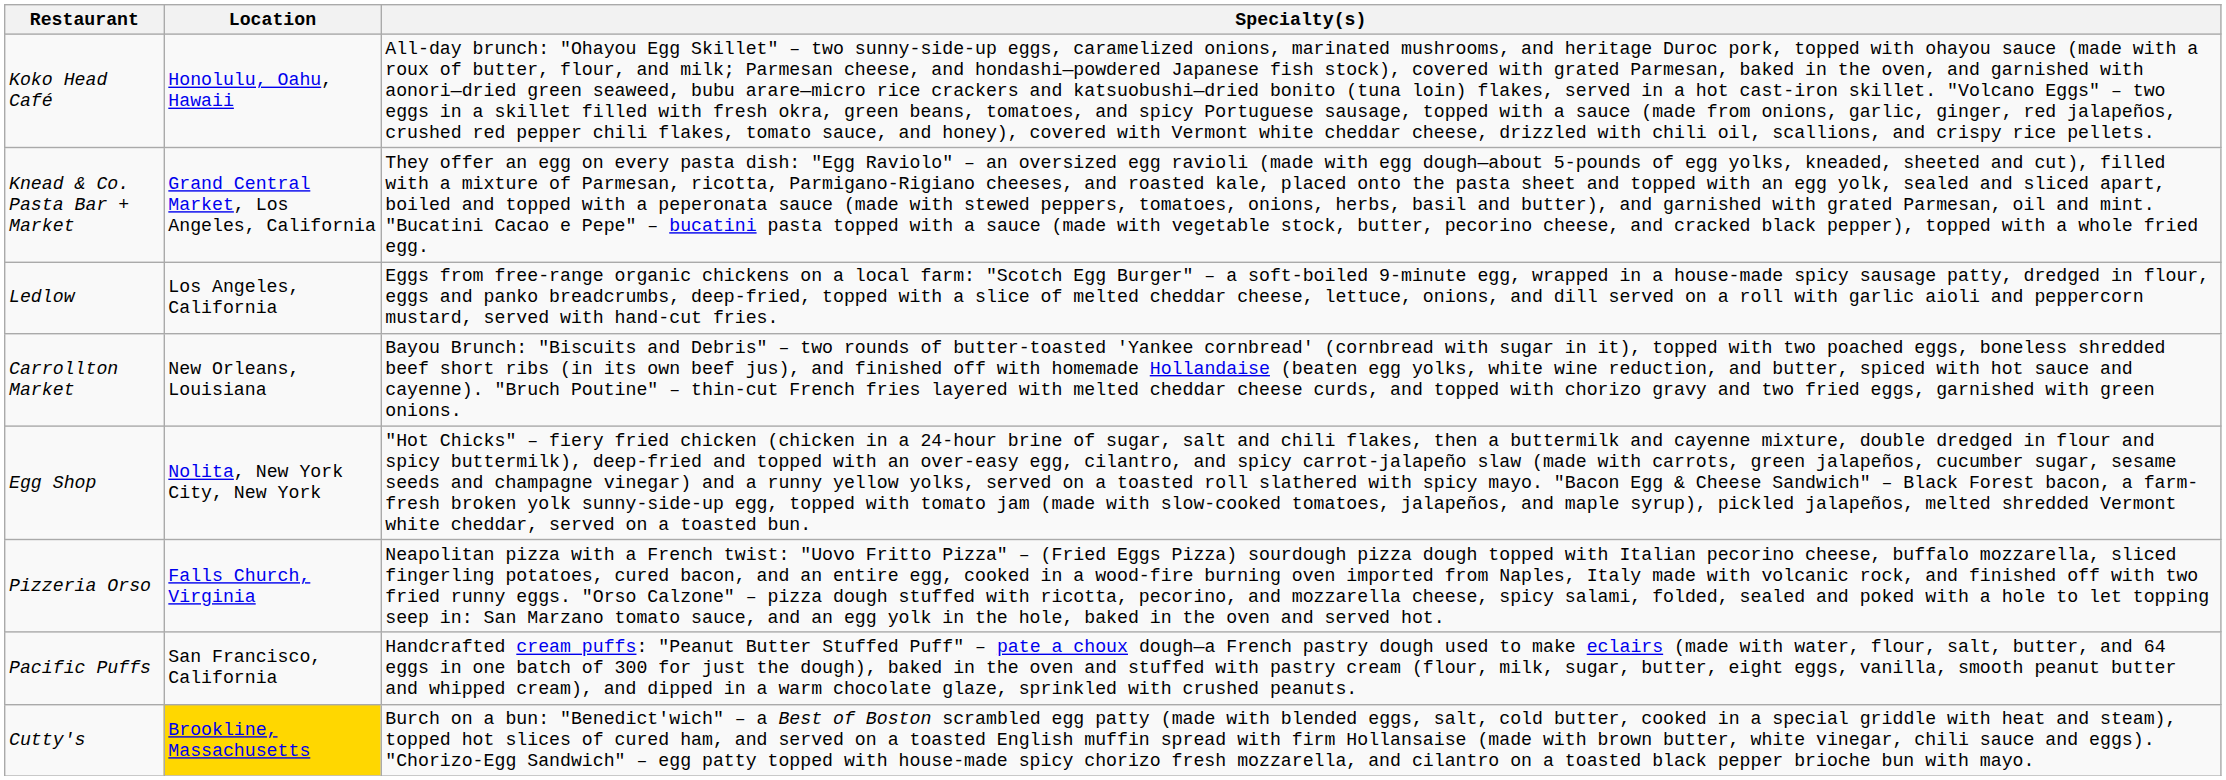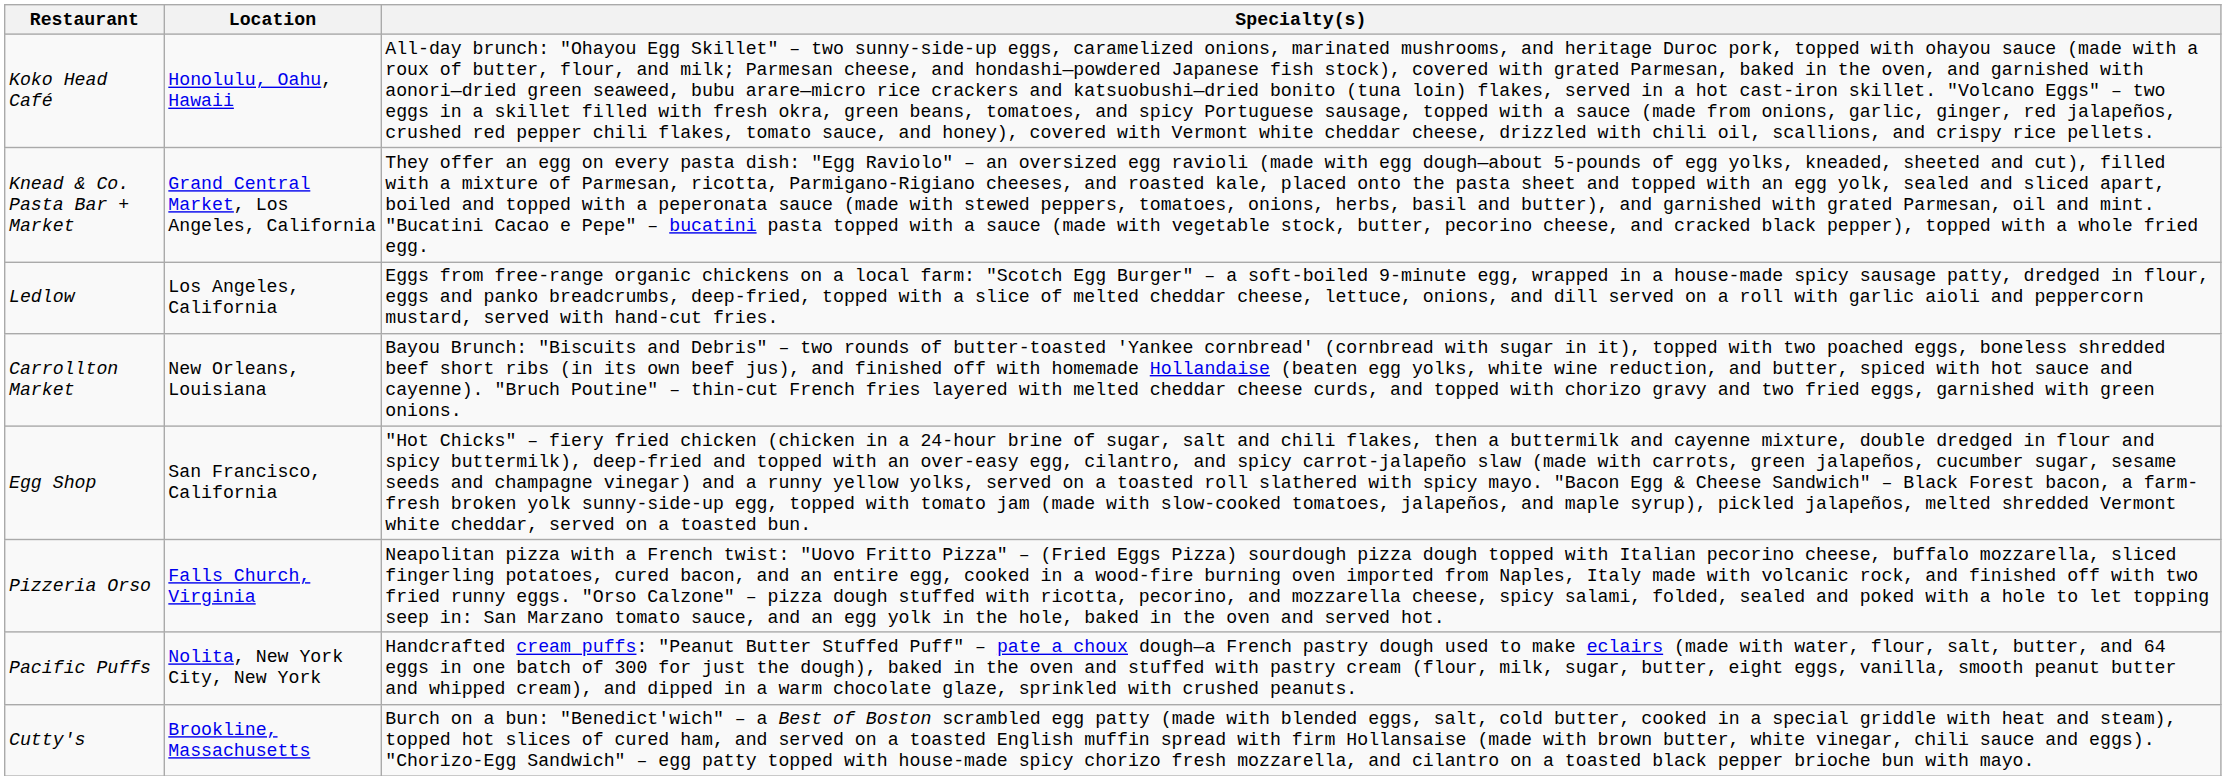(256, 483) Nolita, New York City, New York -> (245, 483) San Francisco, California
(245, 668) San Francisco, California -> (256, 668) Nolita, New York City, New York
(239, 740) gold background -> (239, 740) no background
